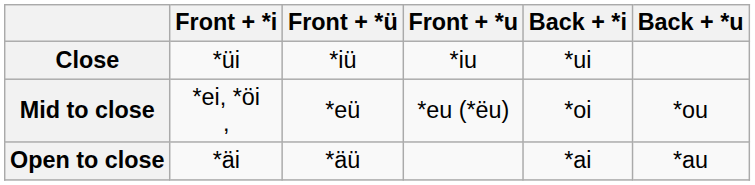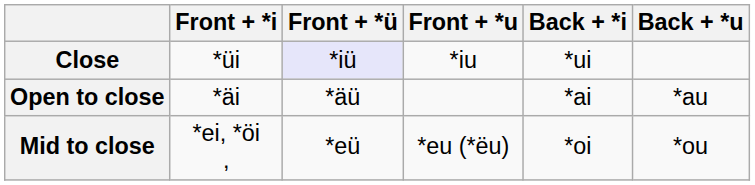(343, 60) no background -> (343, 60) lavender background
rows swapped: (87, 110) <-> (87, 160)
